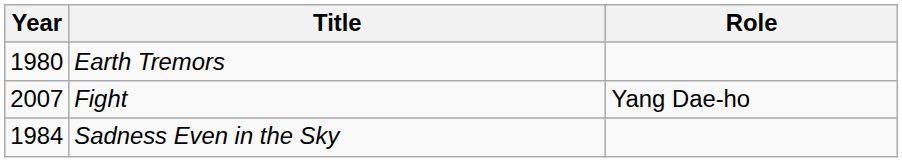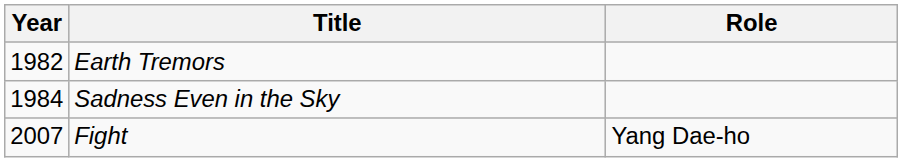(37, 61) 1980 -> (37, 61) 1982
rows swapped: (207, 136) <-> (101, 99)
